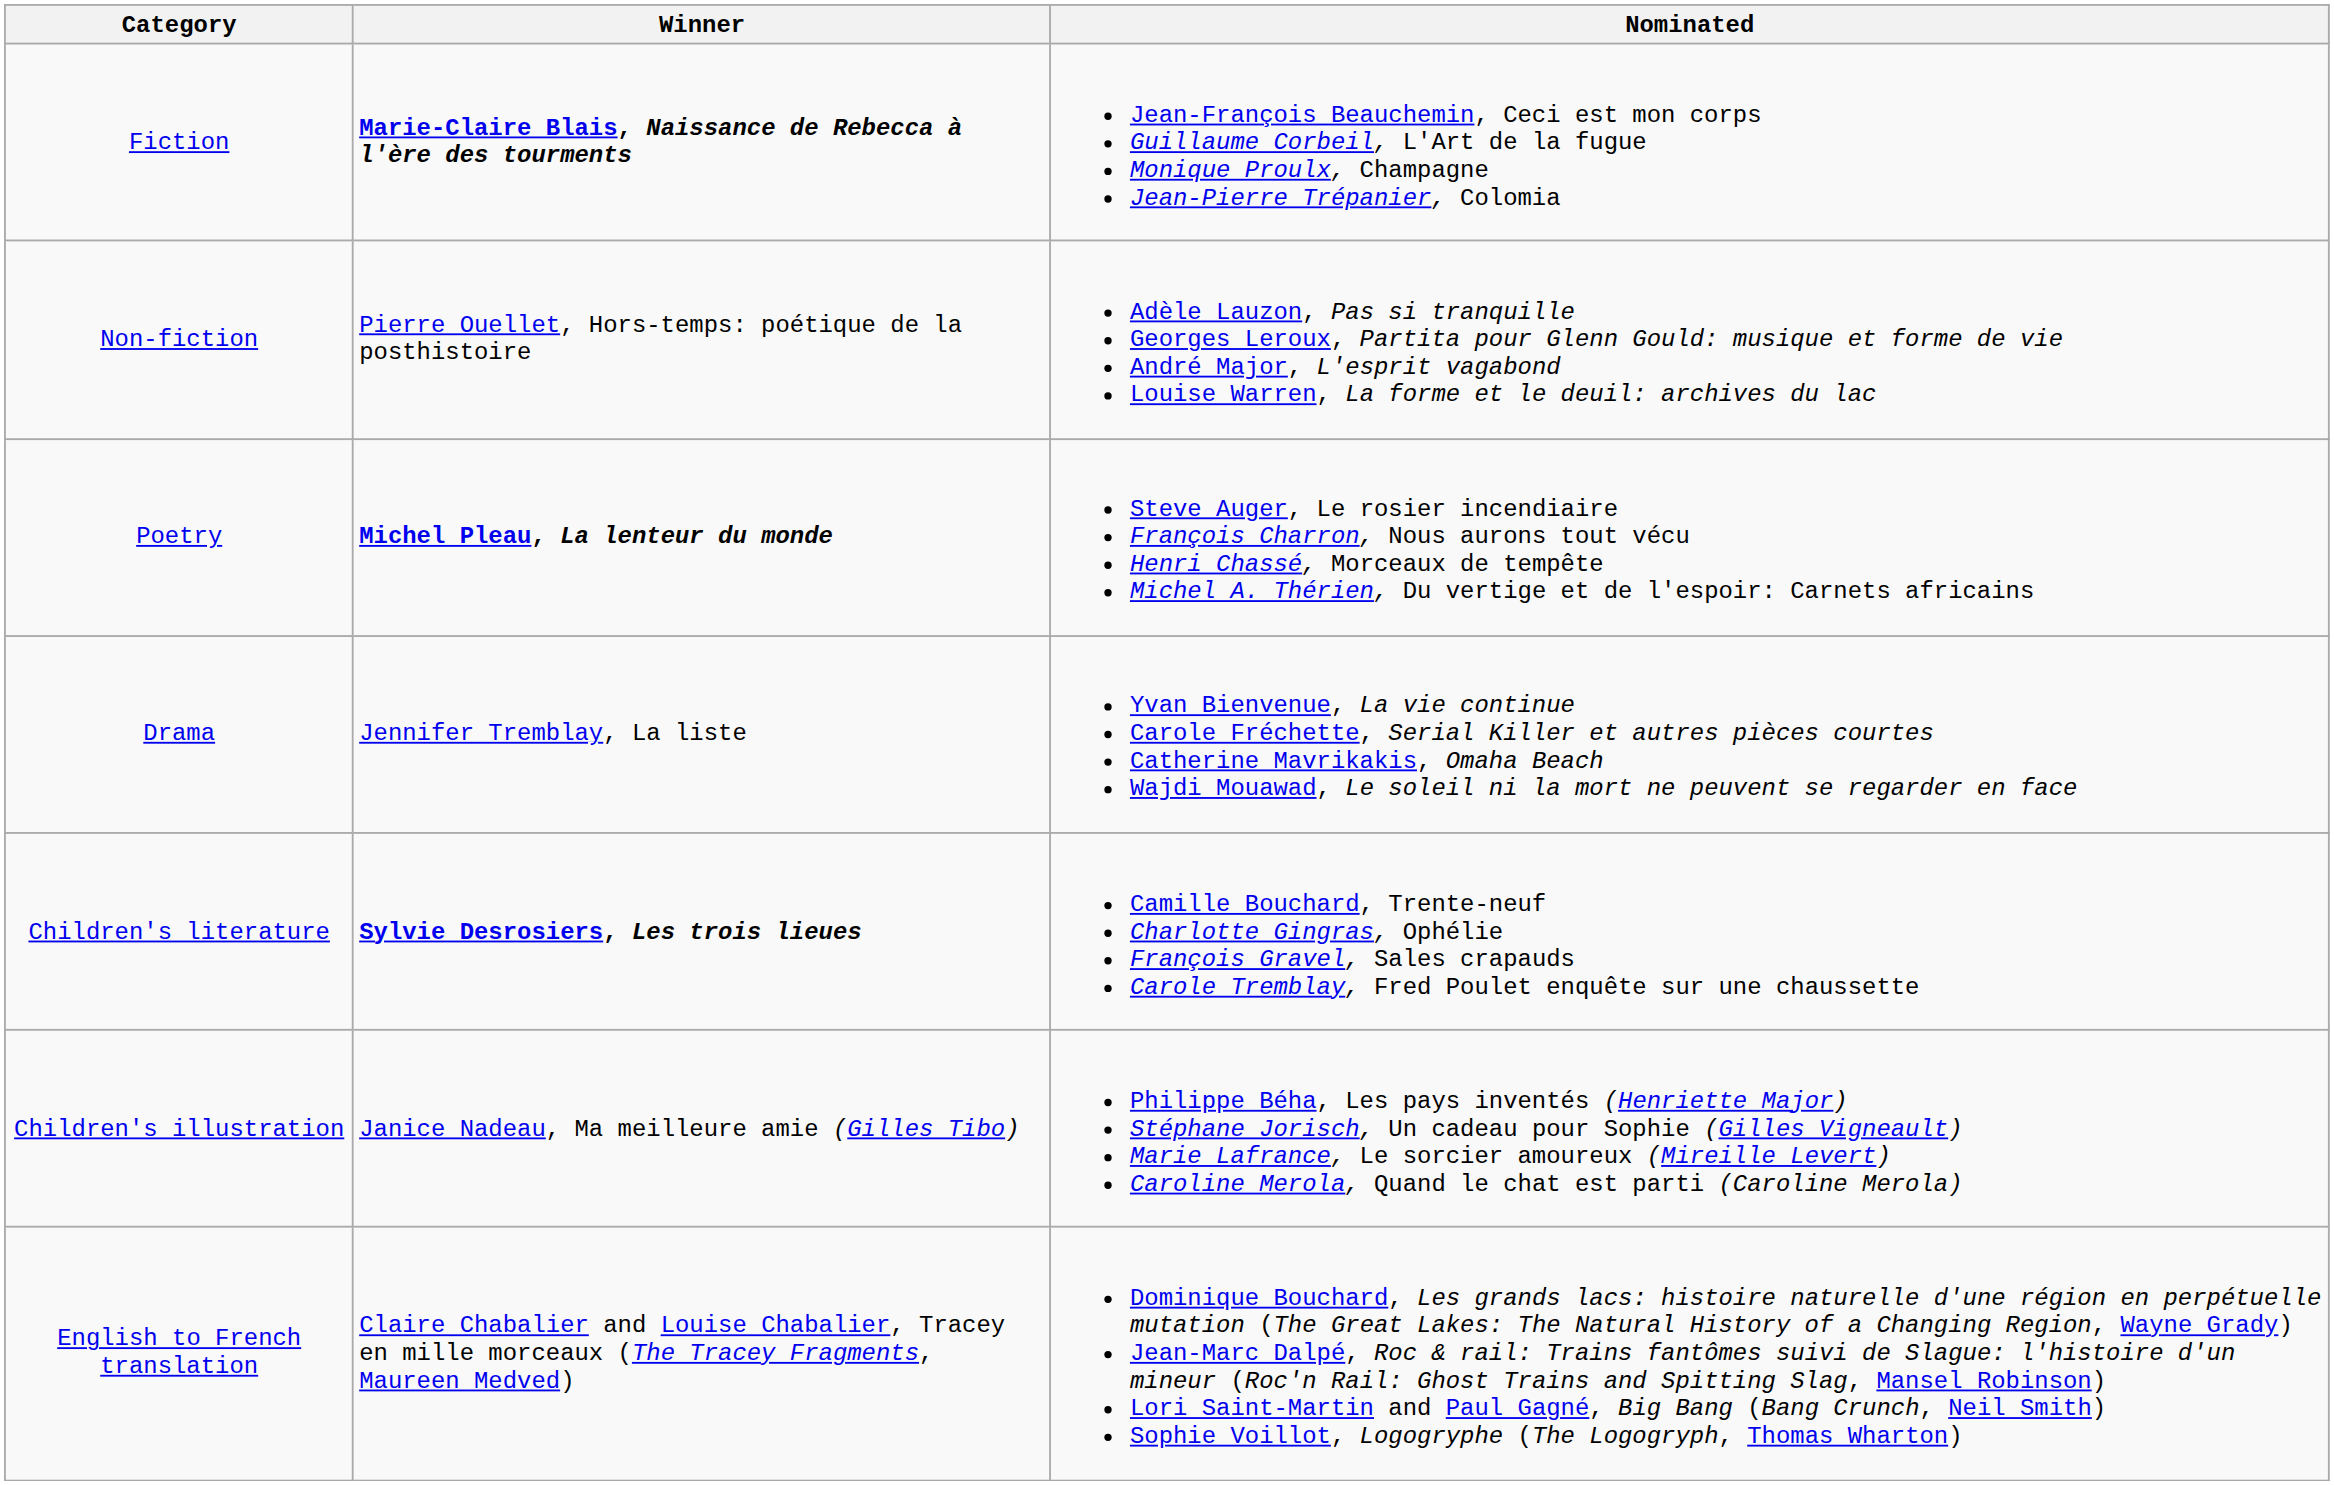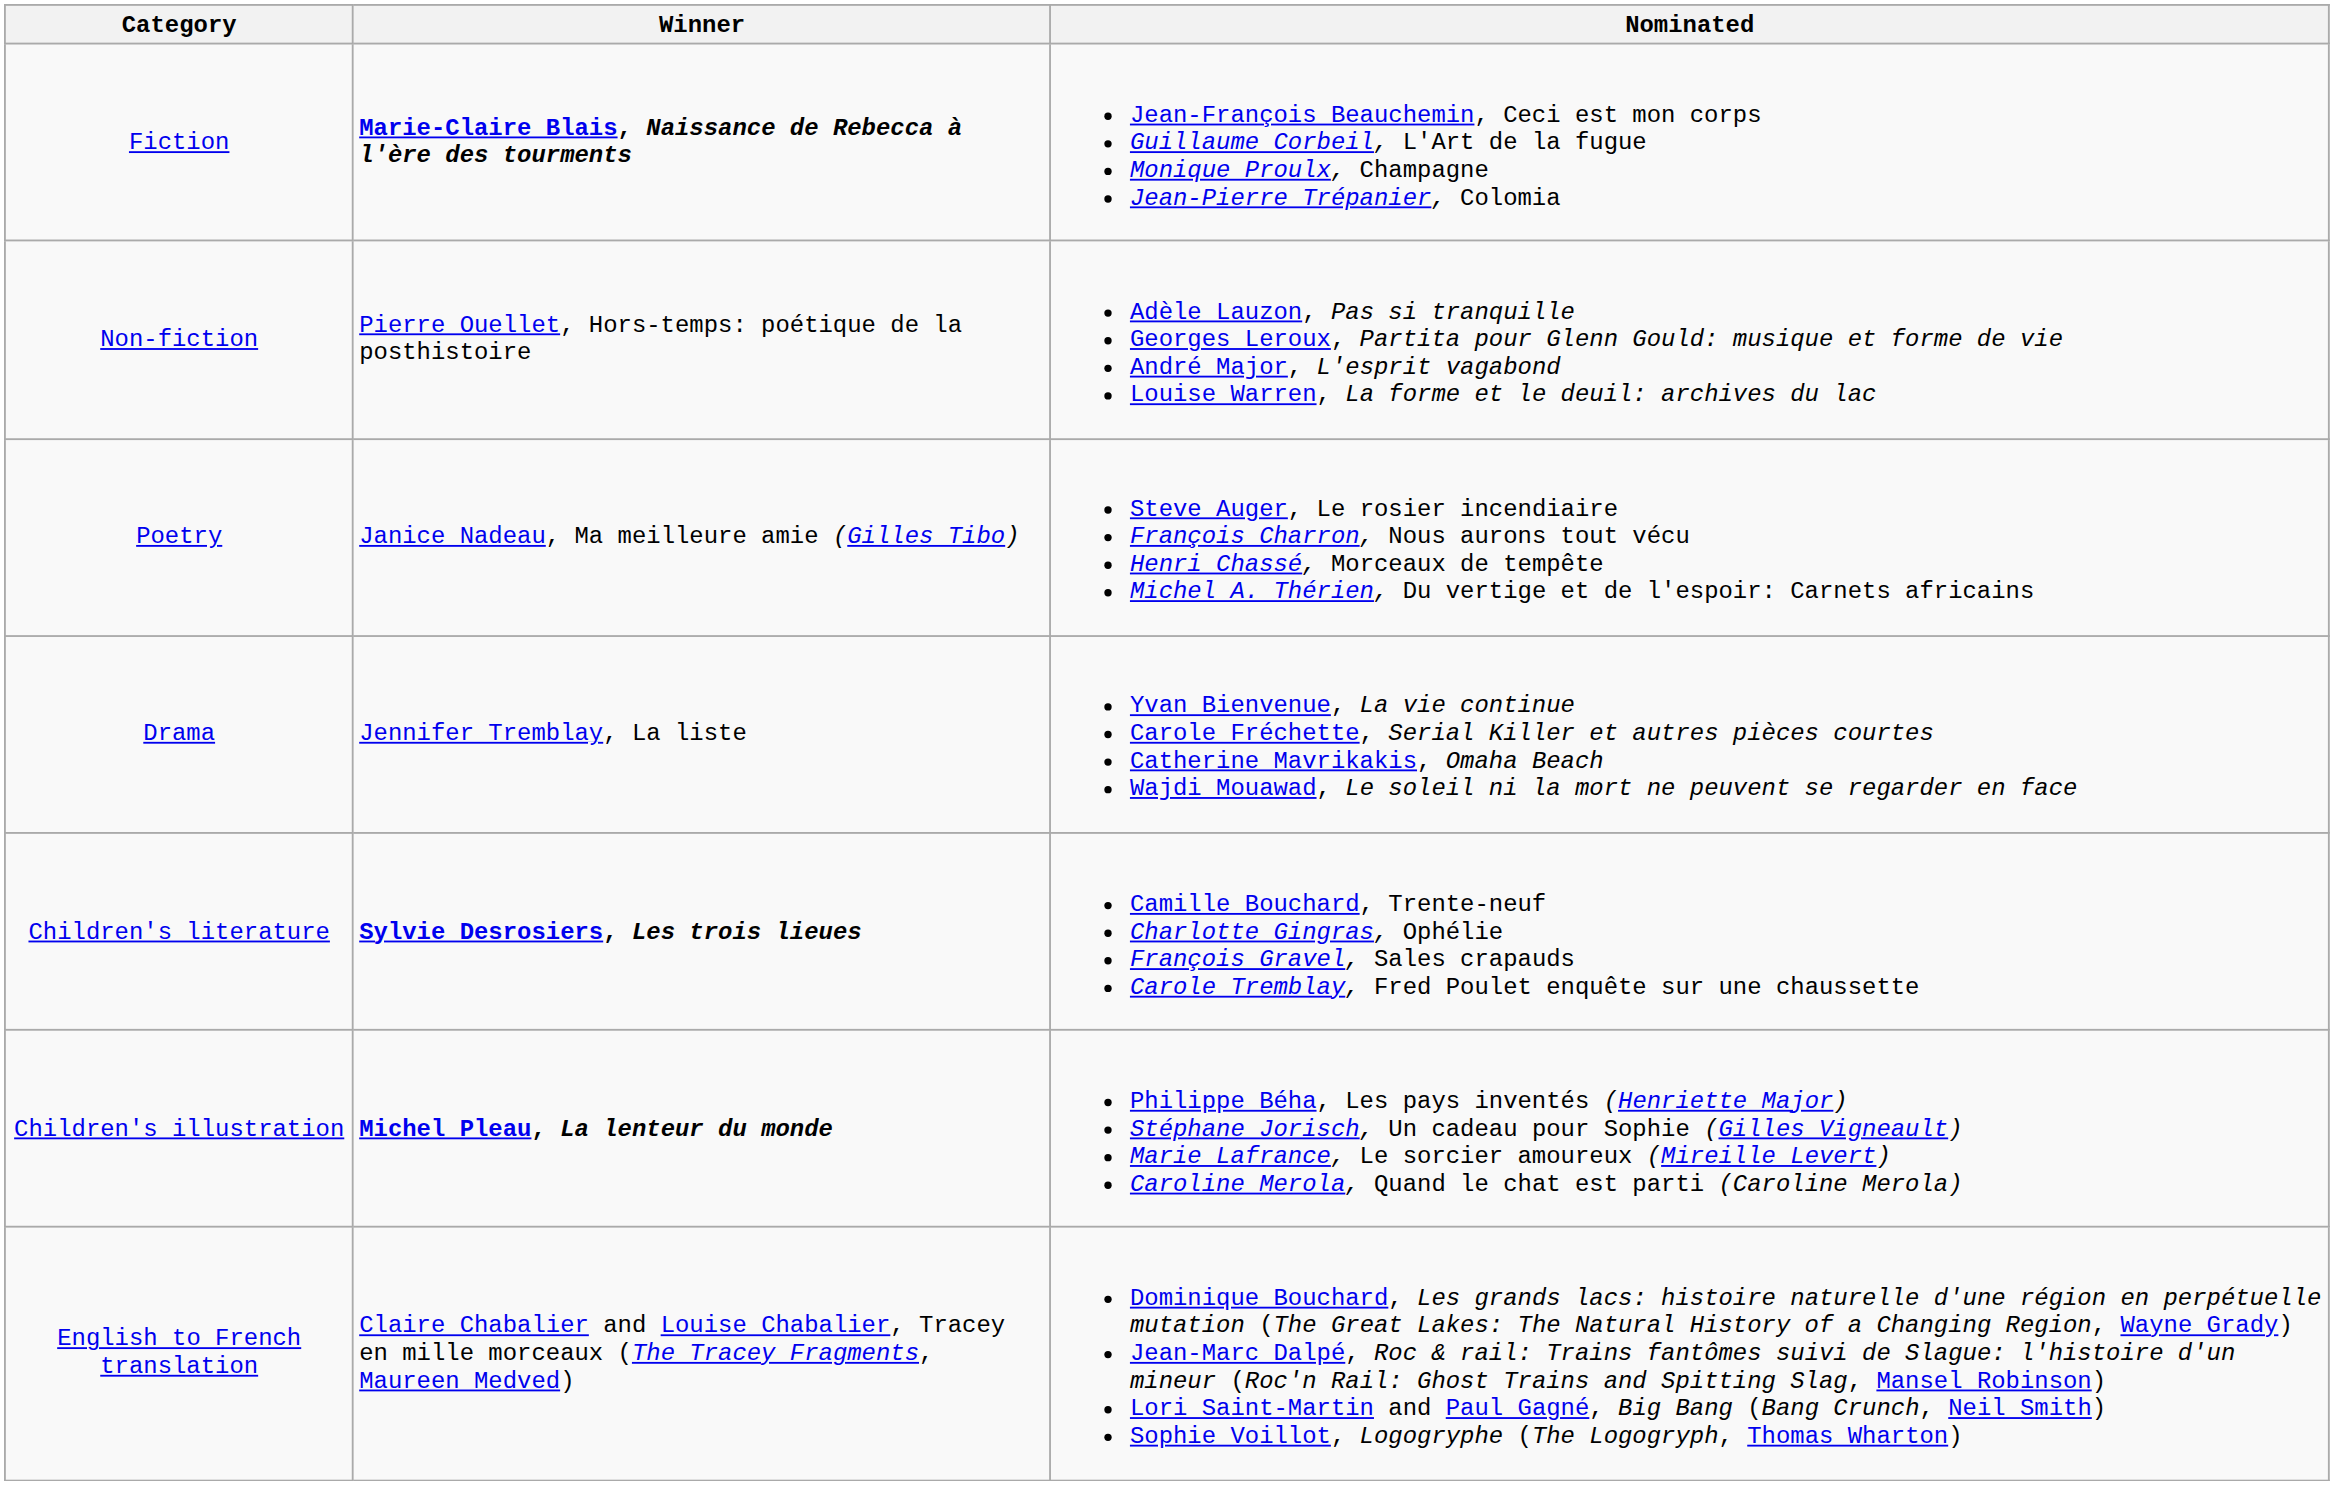(596, 537) Michel Pleau, La lenteur du monde -> (689, 537) Janice Nadeau, Ma meilleure amie (Gilles Tibo)
(689, 1129) Janice Nadeau, Ma meilleure amie (Gilles Tibo) -> (596, 1129) Michel Pleau, La lenteur du monde
